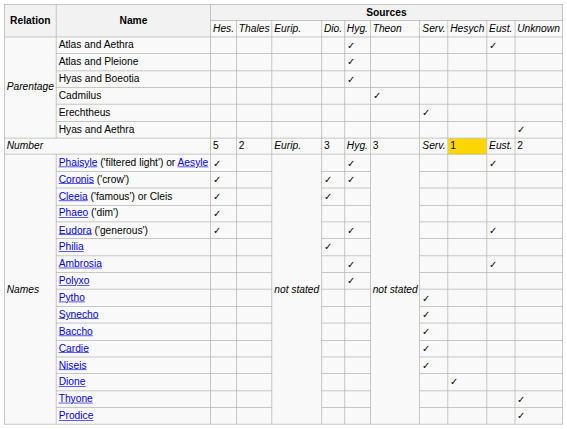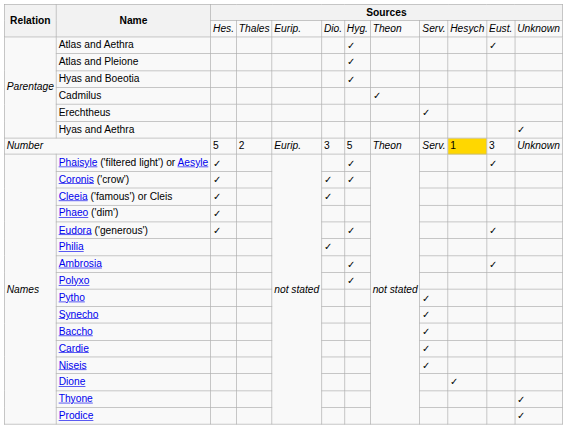(357, 146) Hyg. -> (350, 146) 5
(376, 146) 3 -> (387, 146) Theon
(501, 146) Eust. -> (492, 146) 3
(520, 146) 2 -> (538, 146) Unknown
